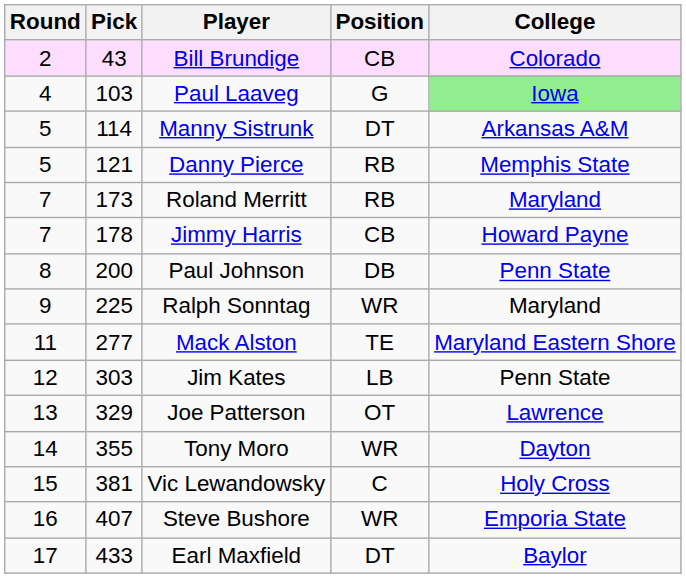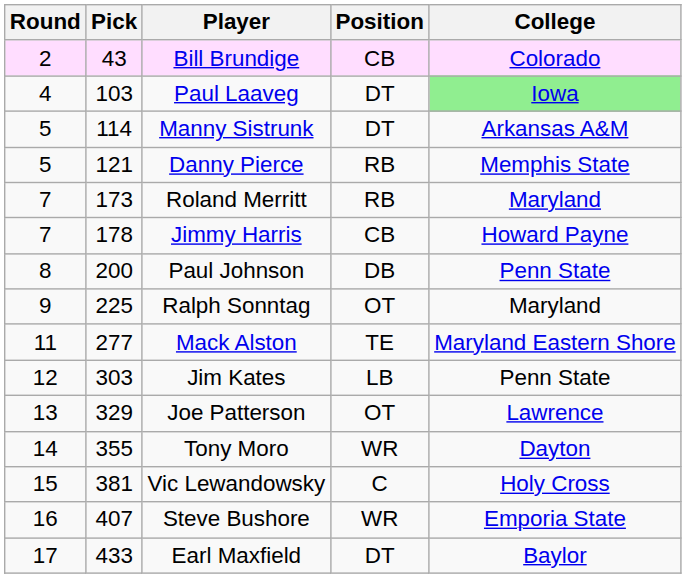(380, 93) G -> (380, 93) DT
(380, 306) WR -> (380, 306) OT
